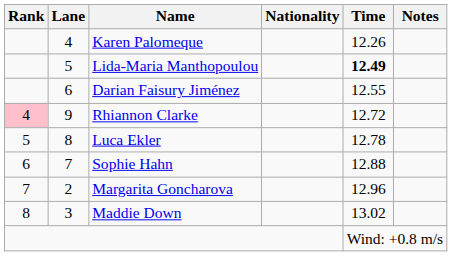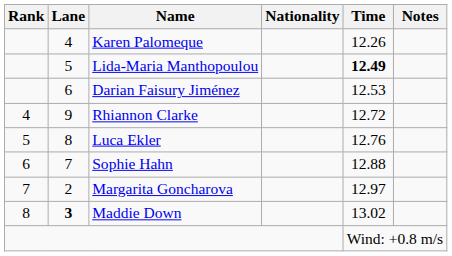(368, 90) 12.55 -> (368, 90) 12.53
(26, 115) pink background -> (26, 115) no background
(368, 139) 12.78 -> (368, 139) 12.76
(368, 189) 12.96 -> (368, 189) 12.97
(68, 213) normal -> (68, 213) bold
